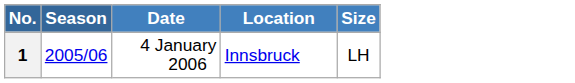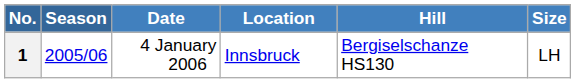+ column: (433, 18)
